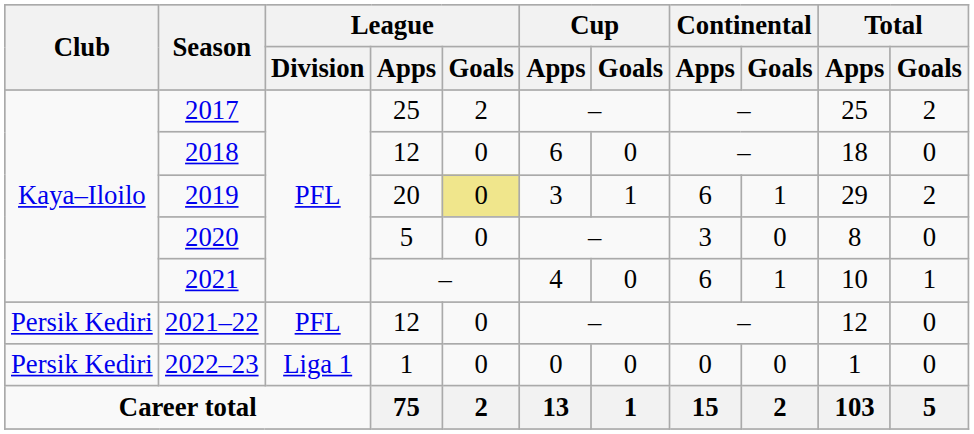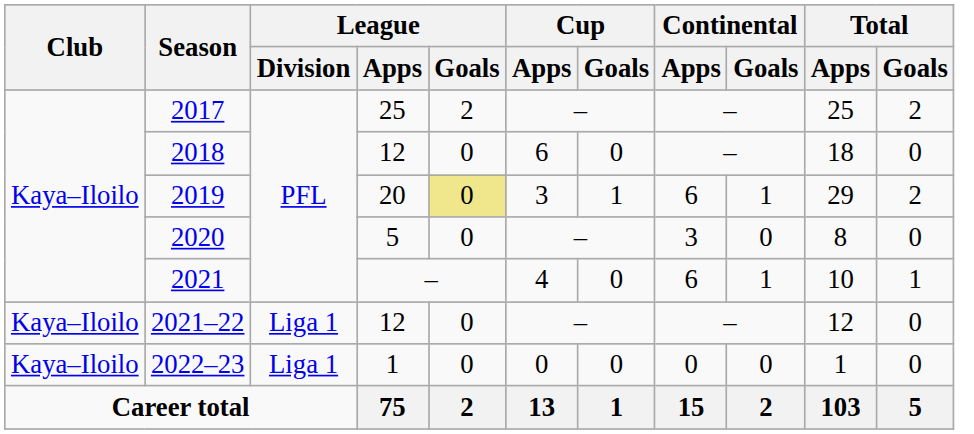(82, 322) Persik Kediri -> (75, 322) Kaya–Iloilo
(318, 322) PFL -> (304, 322) Liga 1
(82, 364) Persik Kediri -> (75, 364) Kaya–Iloilo
